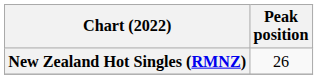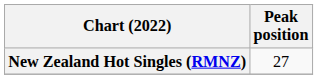(281, 61) 26 -> (281, 61) 27
